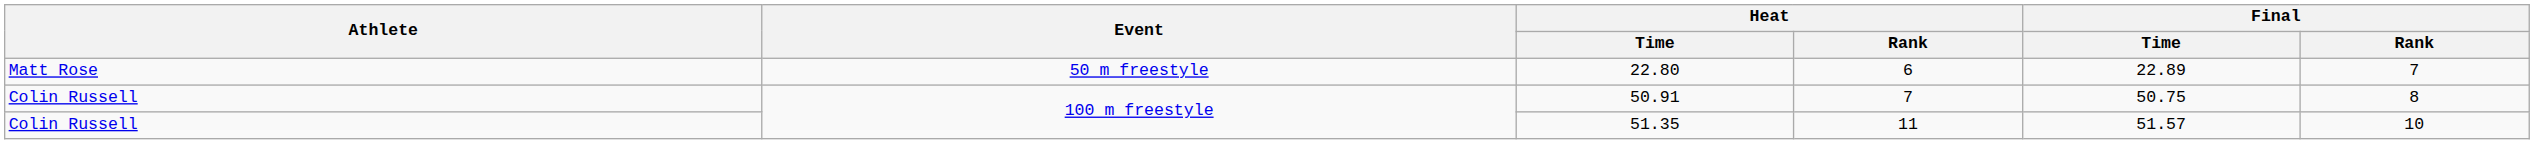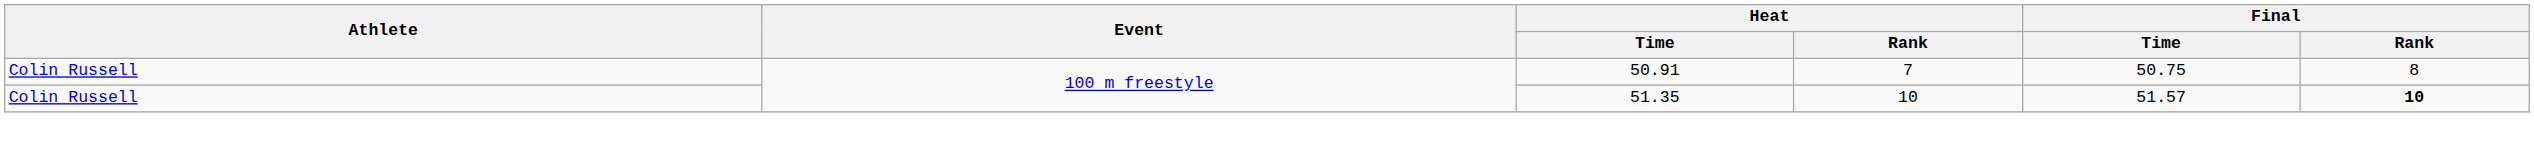- row: (1655, 72)
(1908, 125) 11 -> (1908, 99) 10
(2414, 125) normal -> (2414, 99) bold
